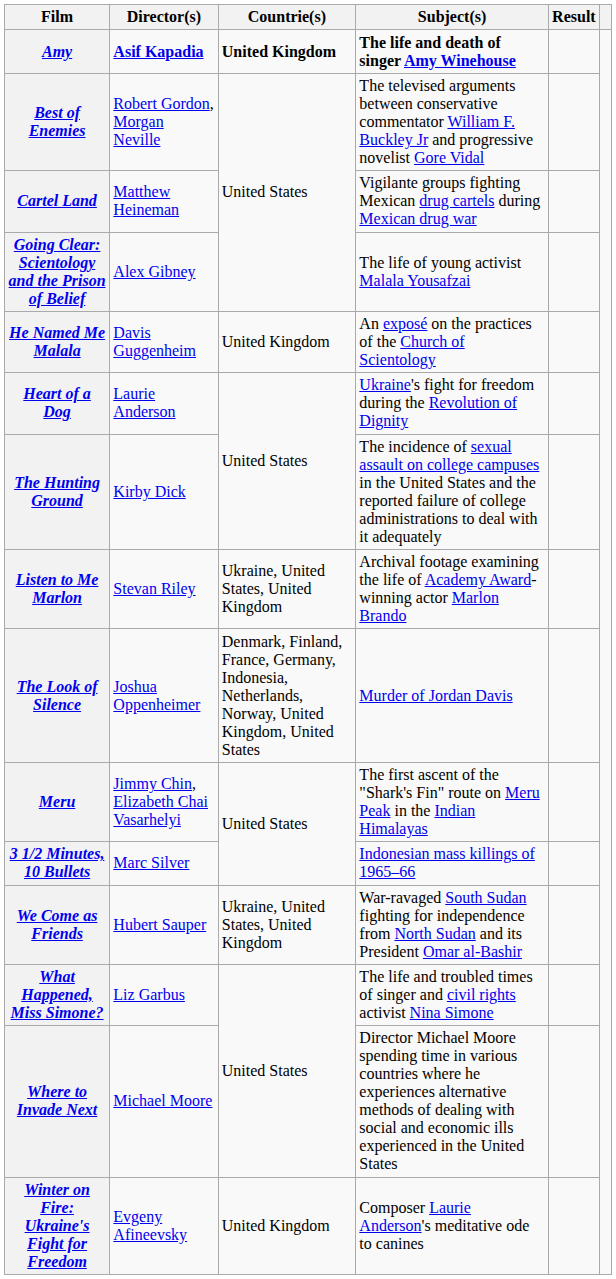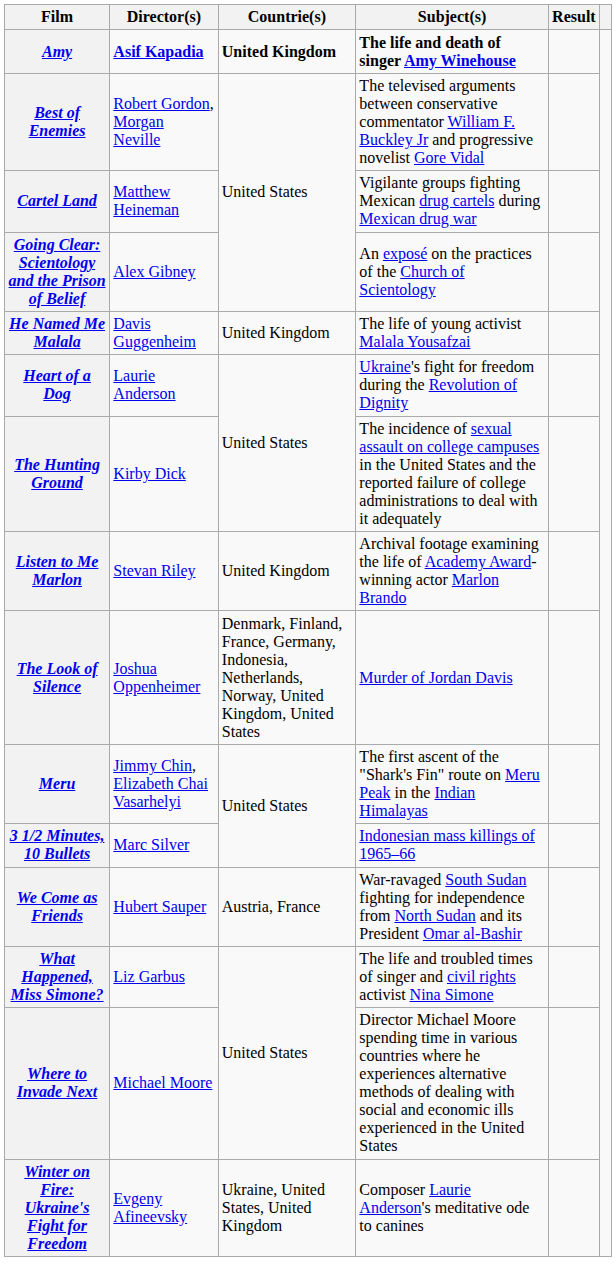(440, 271) The life of young activist Malala Yousafzai -> (446, 271) An exposé on the practices of the Church of Scientology
(446, 342) An exposé on the practices of the Church of Scientology -> (440, 333) The life of young activist Malala Yousafzai
(273, 589) Ukraine, United States, United Kingdom -> (276, 571) United Kingdom
(273, 924) Ukraine, United States, United Kingdom -> (271, 906) Austria, France
(276, 1225) United Kingdom -> (273, 1207) Ukraine, United States, United Kingdom
